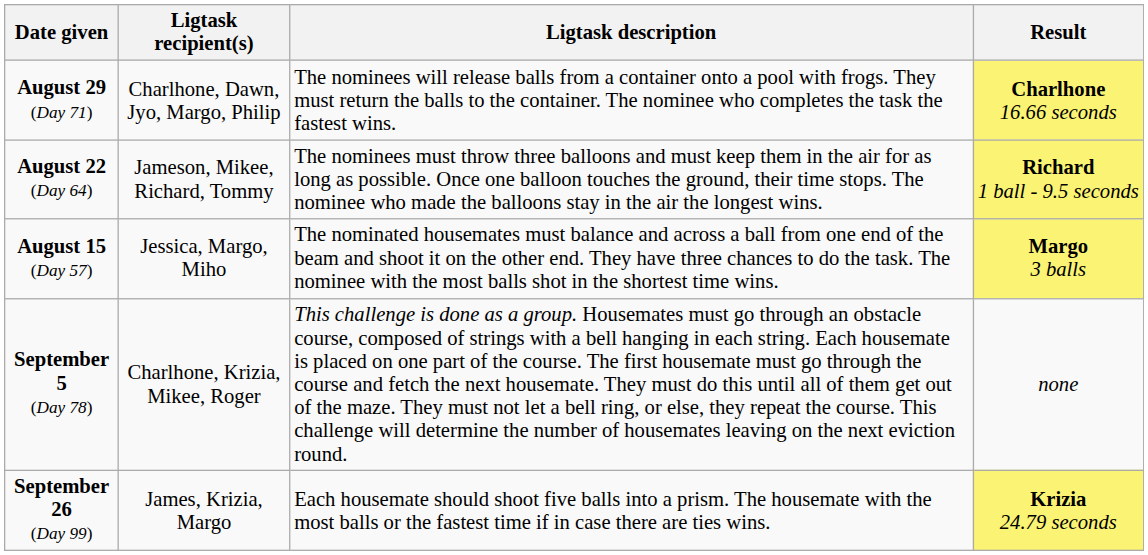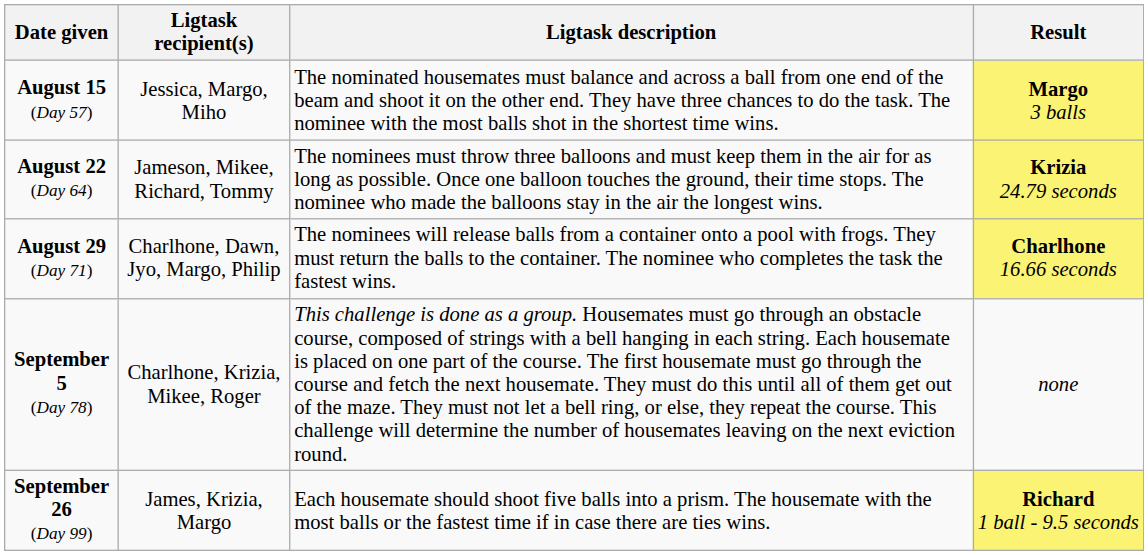rows swapped: (62, 257) <-> (62, 99)
(1058, 179) Richard 1 ball - 9.5 seconds -> (1058, 179) Krizia 24.79 seconds
(1058, 510) Krizia 24.79 seconds -> (1058, 510) Richard 1 ball - 9.5 seconds
